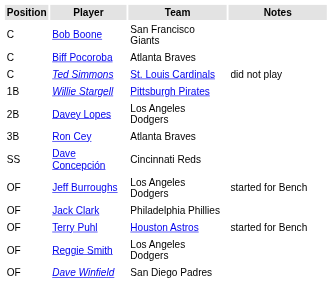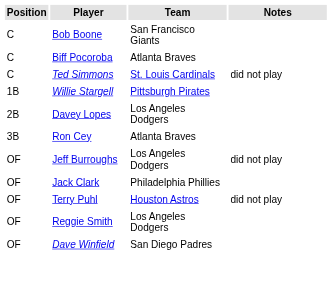- row: (79, 160)
(269, 188) started for Bench -> (256, 160) did not play
(269, 228) started for Bench -> (256, 199) did not play
